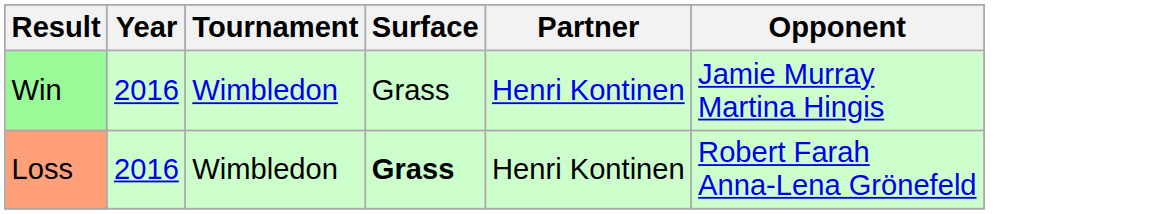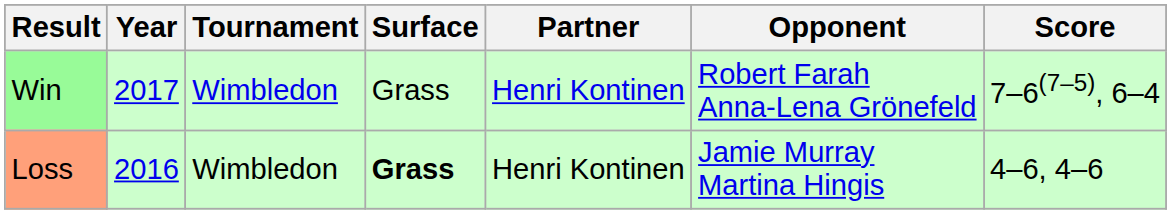+ column: (1075, 27)
(146, 90) 2016 -> (146, 90) 2017
(791, 90) Jamie Murray Martina Hingis -> (837, 90) Robert Farah Anna-Lena Grönefeld
(837, 169) Robert Farah Anna-Lena Grönefeld -> (791, 169) Jamie Murray Martina Hingis
